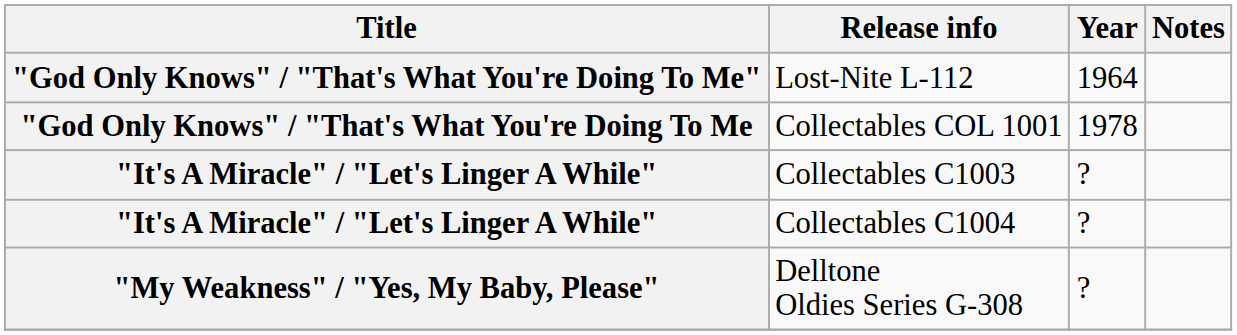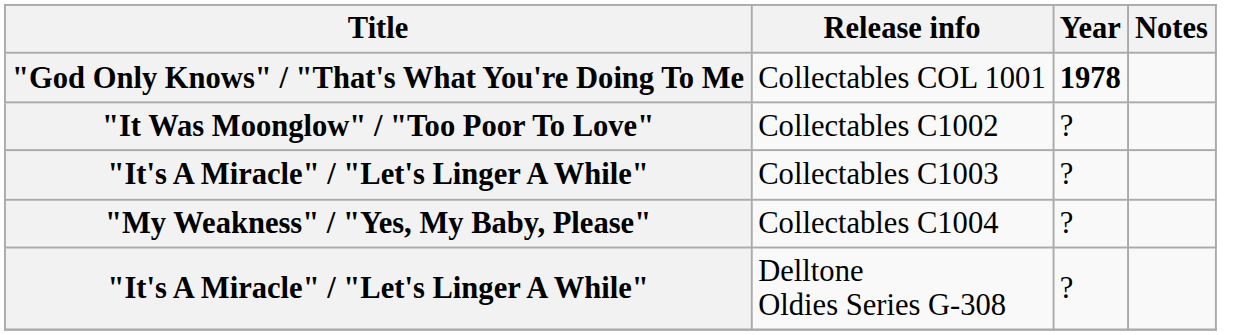- row: (874, 77)
(1107, 125) normal -> (1090, 77) bold
+ row: (878, 125)
(387, 222) "It's A Miracle" / "Let's Linger A While" -> (378, 222) "My Weakness" / "Yes, My Baby, Please"
(387, 288) "My Weakness" / "Yes, My Baby, Please" -> (378, 288) "It's A Miracle" / "Let's Linger A While"
